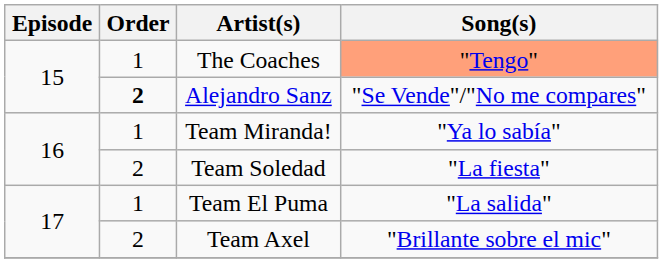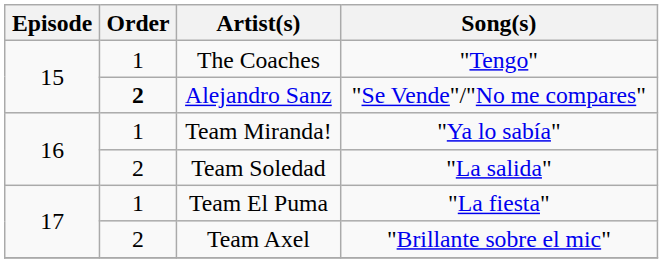(499, 59) lightsalmon background -> (499, 59) no background
(499, 167) "La fiesta" -> (499, 167) "La salida"
(499, 203) "La salida" -> (499, 203) "La fiesta"
